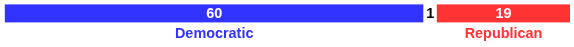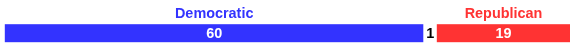rows swapped: (214, 13) <-> (214, 33)
